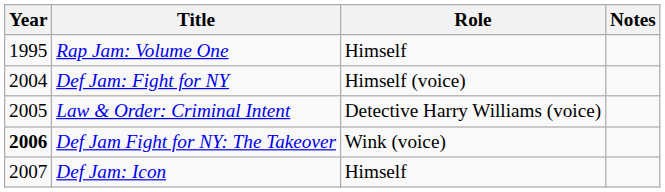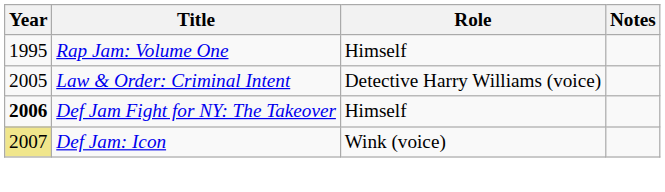- row: (143, 80)
(395, 141) Wink (voice) -> (376, 111) Himself
(28, 171) no background -> (28, 141) khaki background
(376, 171) Himself -> (395, 141) Wink (voice)
